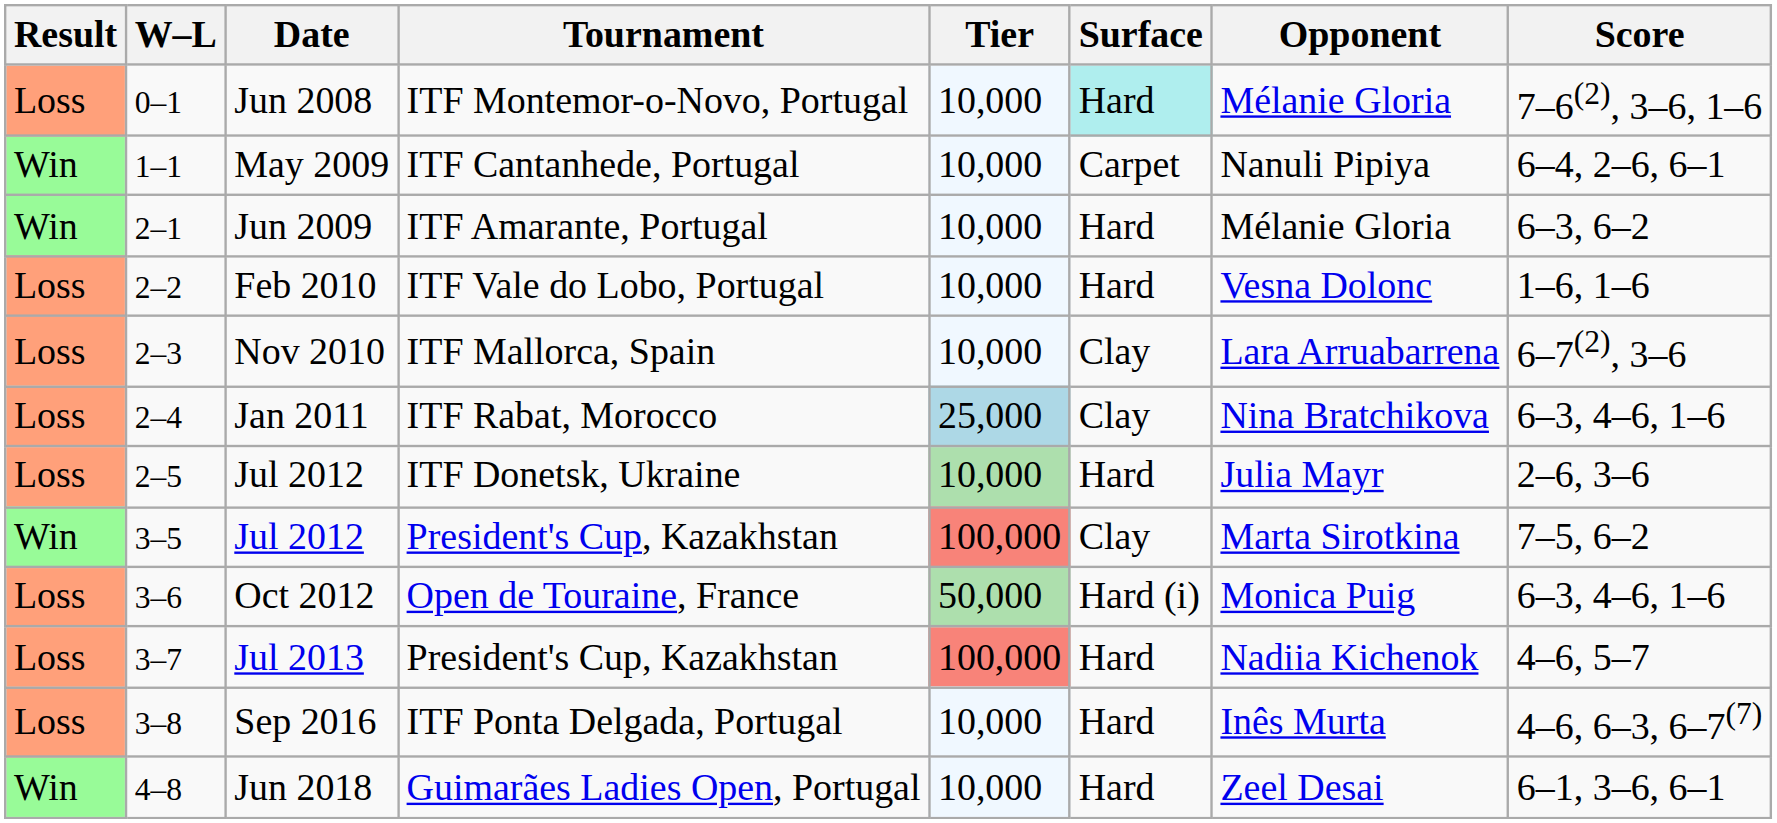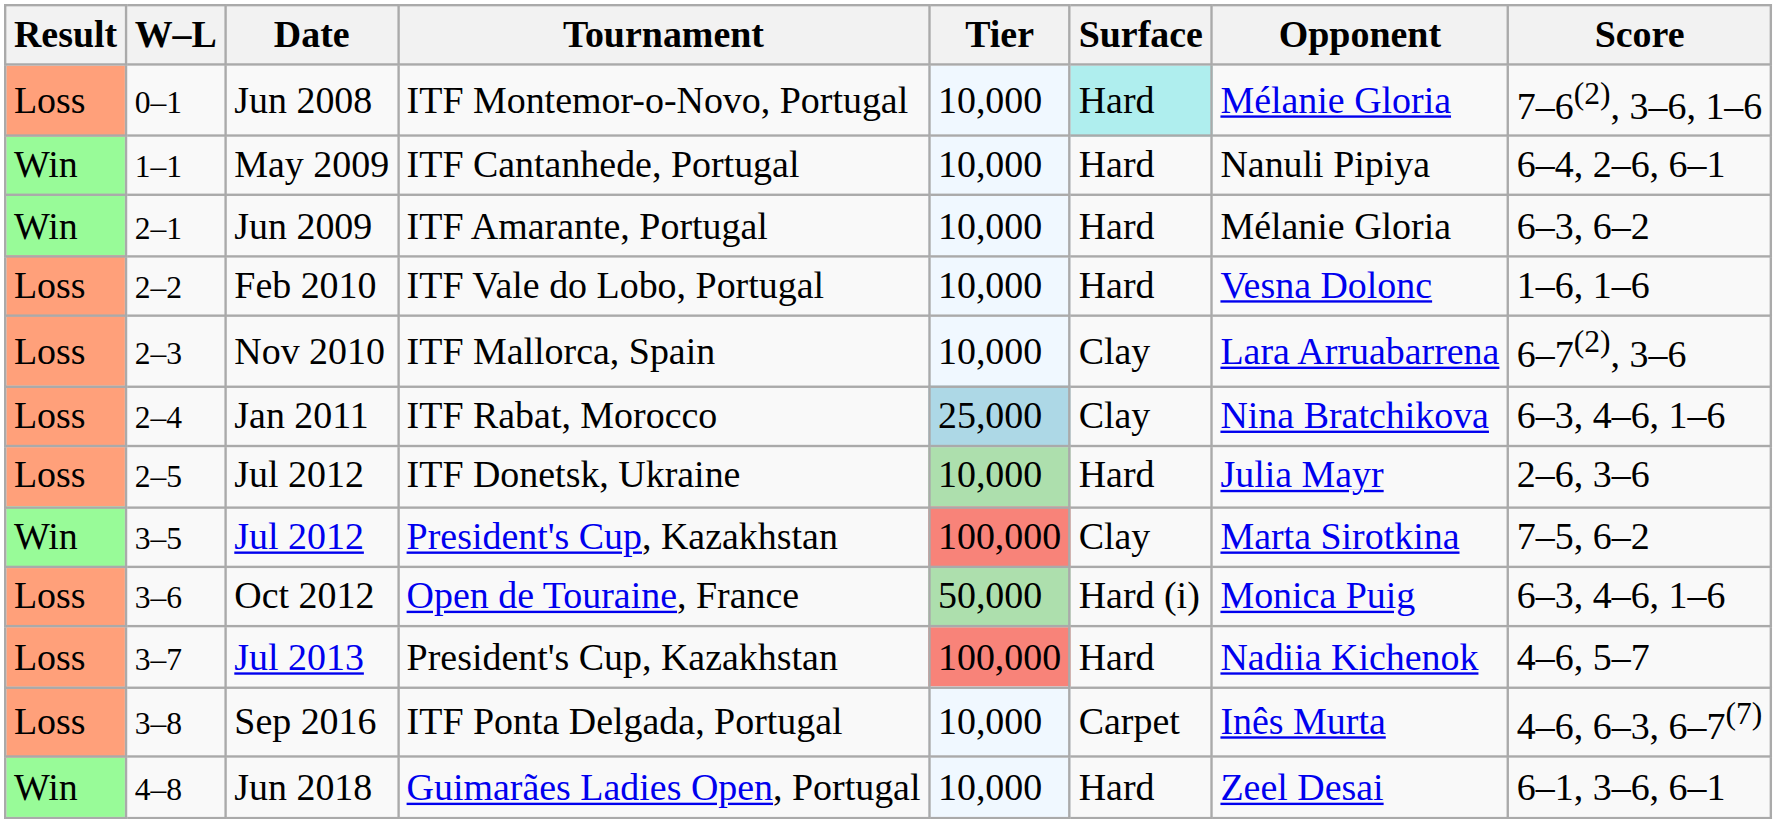(1129, 165) Carpet -> (1117, 165) Hard
(1117, 721) Hard -> (1129, 721) Carpet
